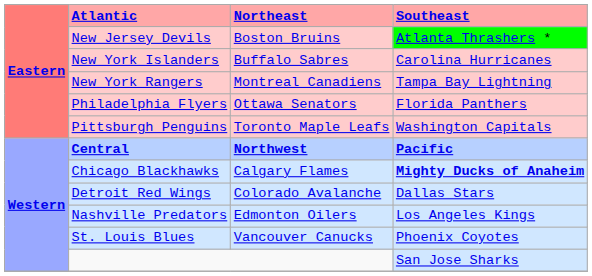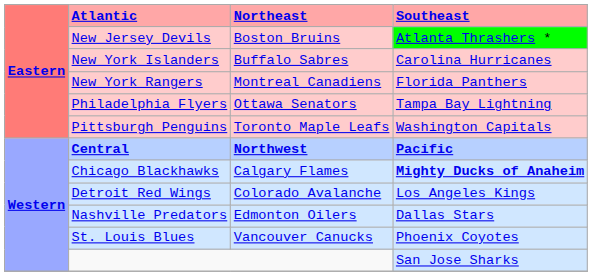(474, 82) Tampa Bay Lightning -> (461, 82) Florida Panthers
(461, 105) Florida Panthers -> (474, 105) Tampa Bay Lightning
(445, 194) Dallas Stars -> (466, 194) Los Angeles Kings
(466, 216) Los Angeles Kings -> (445, 216) Dallas Stars
